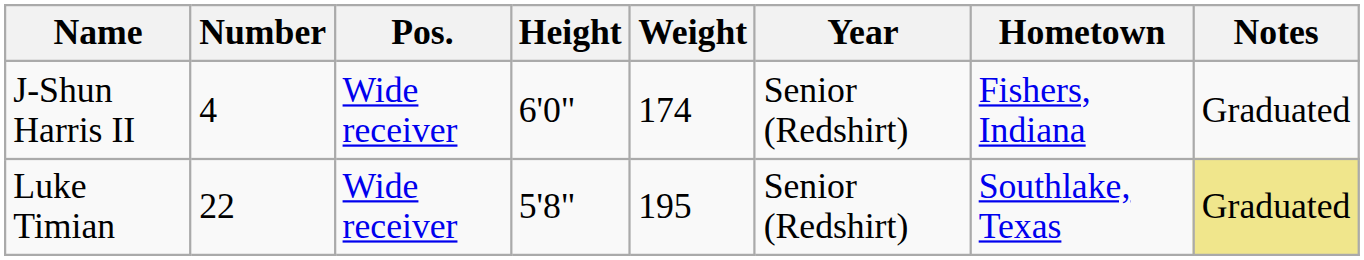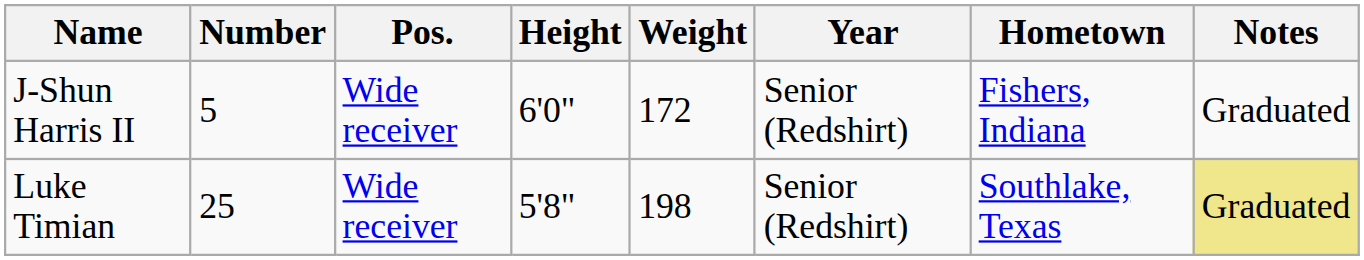(208, 109) 4 -> (208, 109) 5
(665, 109) 174 -> (665, 109) 172
(217, 206) 22 -> (217, 206) 25
(665, 206) 195 -> (665, 206) 198
